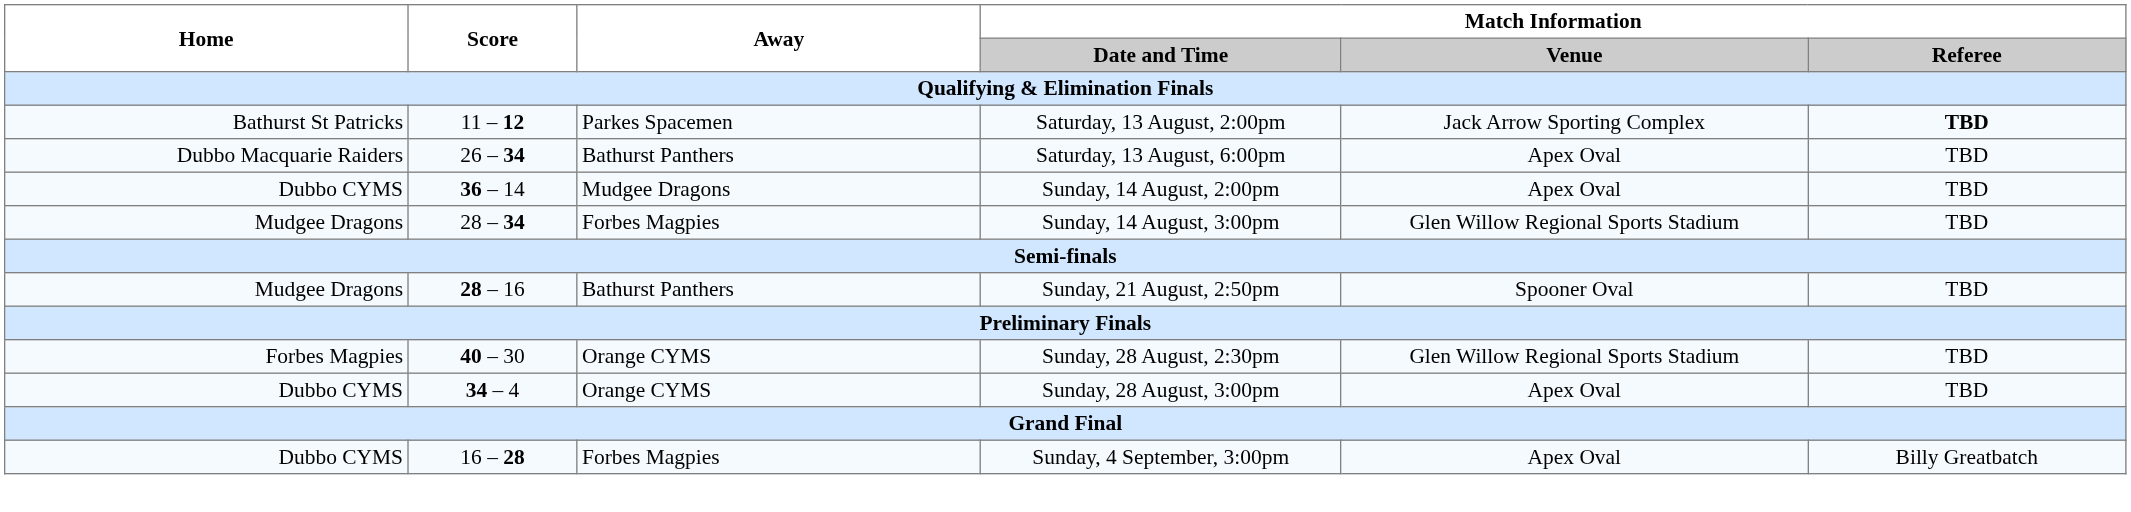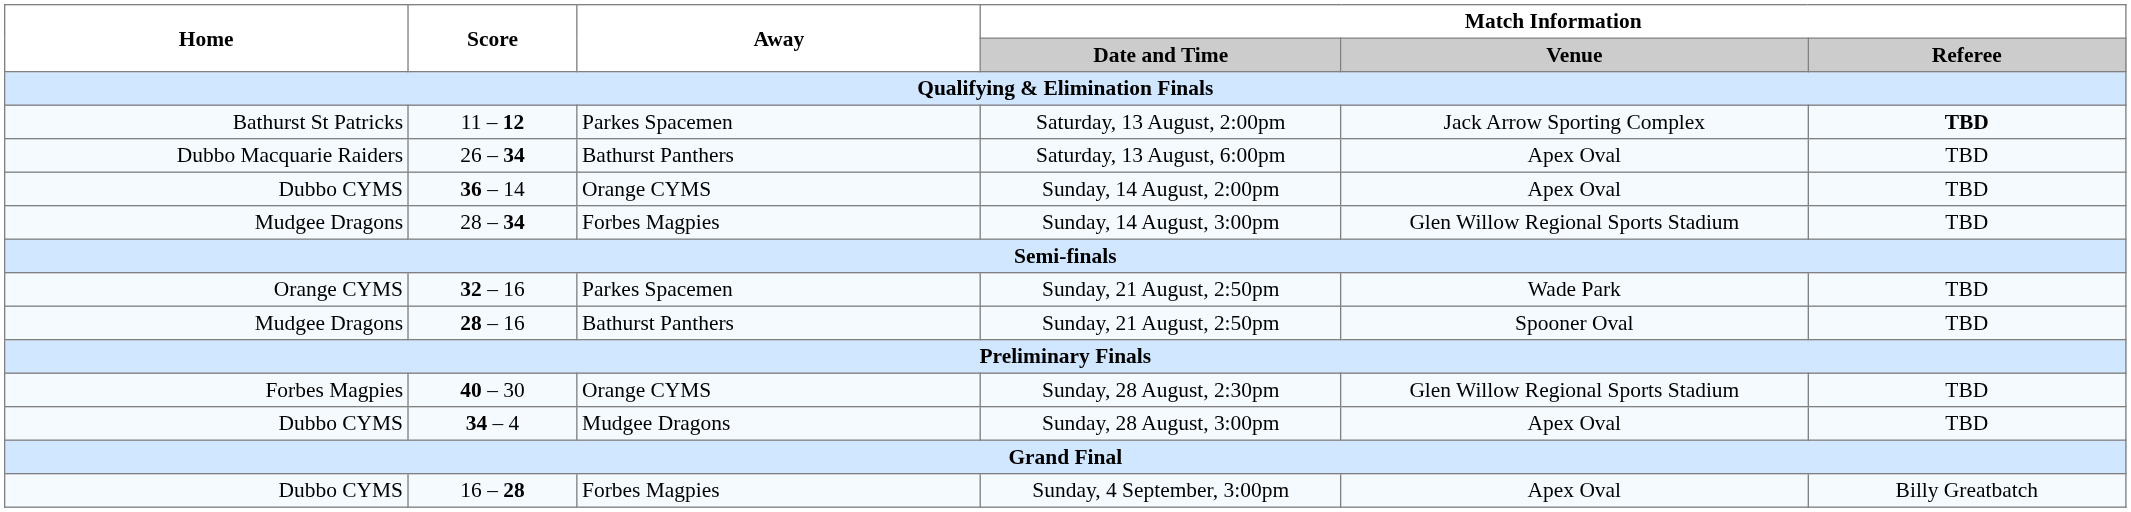(656, 188) Mudgee Dragons -> (647, 188) Orange CYMS
+ row: (493, 289)
(647, 389) Orange CYMS -> (656, 423) Mudgee Dragons
